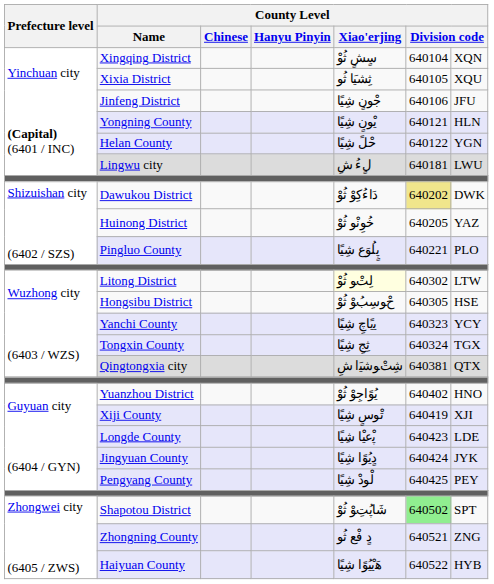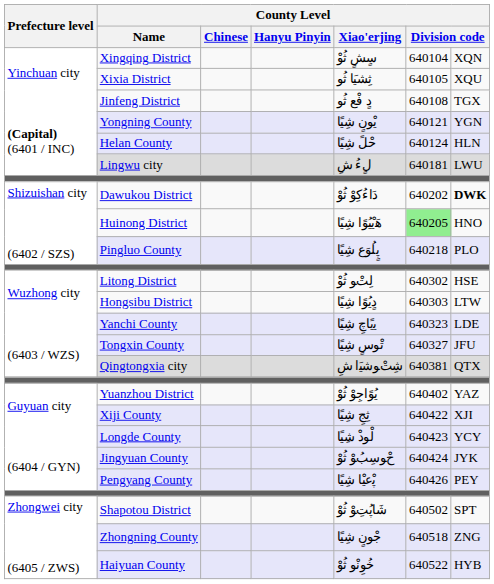(359, 101) ﺟْﻮنٍ ﺷِﯿًﺎ -> (354, 101) دٍ ﻓْﻊ ﺛُﻮ
(429, 101) 640106 -> (429, 101) 640108
(465, 101) JFU -> (467, 101) TGX
(467, 122) HLN -> (468, 122) YGN
(429, 143) 640122 -> (429, 143) 640124
(468, 143) YGN -> (467, 143) HLN
(429, 195) khaki background -> (429, 195) no background
(469, 195) normal -> (470, 195) bold
(355, 223) ﺧُﻮِﻧْﻮ ﺛُﻮْ -> (359, 223) ﻫَیْیُوًا ﺷِﯿًﺎ
(429, 223) no background -> (429, 223) lightgreen background
(467, 223) YAZ -> (468, 223) HNO
(429, 250) 640221 -> (429, 250) 640218
(355, 281) lightyellow background -> (355, 281) no background
(467, 281) LTW -> (466, 281) HSE
(365, 302) ﺡْﻮسِبُﻮْ ﺛُﻮْ -> (357, 302) دٍﻳُﻮًا ﺷِﯿًﺎ
(429, 302) 640305 -> (429, 302) 640303
(466, 302) HSE -> (467, 302) LTW
(468, 324) YCY -> (467, 324) LDE
(353, 345) ثِجِ ﺷِﯿًﺎ -> (360, 345) ﺗْﻮسٍ ﺷِﯿًﺎ
(429, 345) 640324 -> (429, 345) 640327
(467, 345) TGX -> (465, 345) JFU
(468, 394) HNO -> (467, 394) YAZ
(360, 415) ﺗْﻮسٍ ﺷِﯿًﺎ -> (353, 415) ثِجِ ﺷِﯿًﺎ
(429, 415) 640419 -> (429, 415) 640422
(356, 437) ﭘْعیْا ﺷِﯿًﺎ -> (355, 437) ﻟْﻮدْ ﺷِﯿًﺎ
(467, 437) LDE -> (468, 437) YCY
(357, 458) دٍﻳُﻮًا ﺷِﯿًﺎ -> (365, 458) ﺡْﻮسِبُﻮْ ﺛُﻮْ
(355, 479) ﻟْﻮدْ ﺷِﯿًﺎ -> (356, 479) ﭘْعیْا ﺷِﯿًﺎ
(429, 479) 640425 -> (429, 479) 640426
(429, 510) lightgreen background -> (429, 510) no background
(354, 537) دٍ ﻓْﻊ ﺛُﻮ -> (359, 537) ﺟْﻮنٍ ﺷِﯿًﺎ
(429, 537) 640521 -> (429, 537) 640518
(359, 565) ﻫَیْیُوًا ﺷِﯿًﺎ -> (355, 565) ﺧُﻮِﻧْﻮ ﺛُﻮْ
